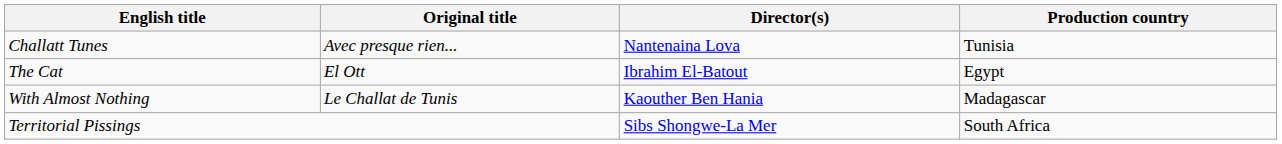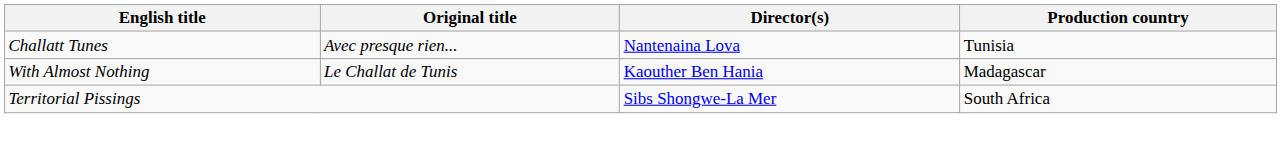- row: (36, 71)
